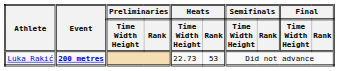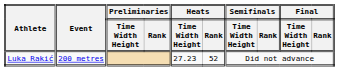(81, 58) bold -> (81, 58) normal
(185, 58) 22.73 -> (185, 58) 27.23
(214, 58) 53 -> (214, 58) 52
